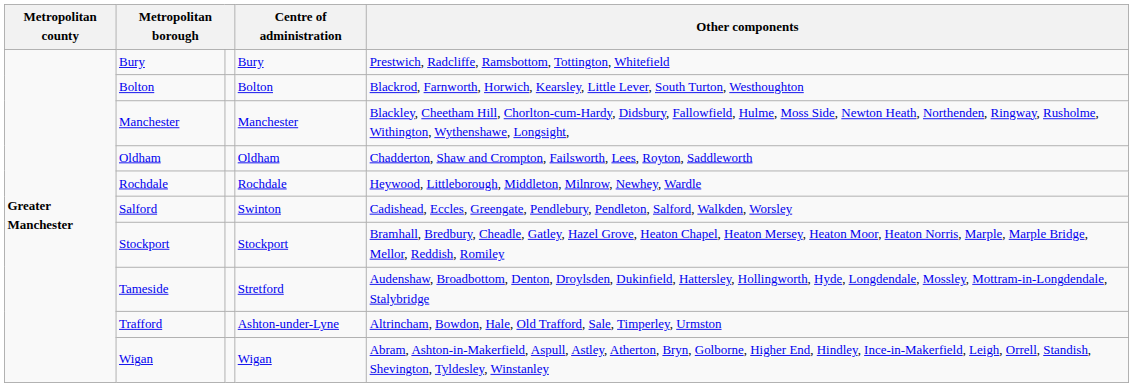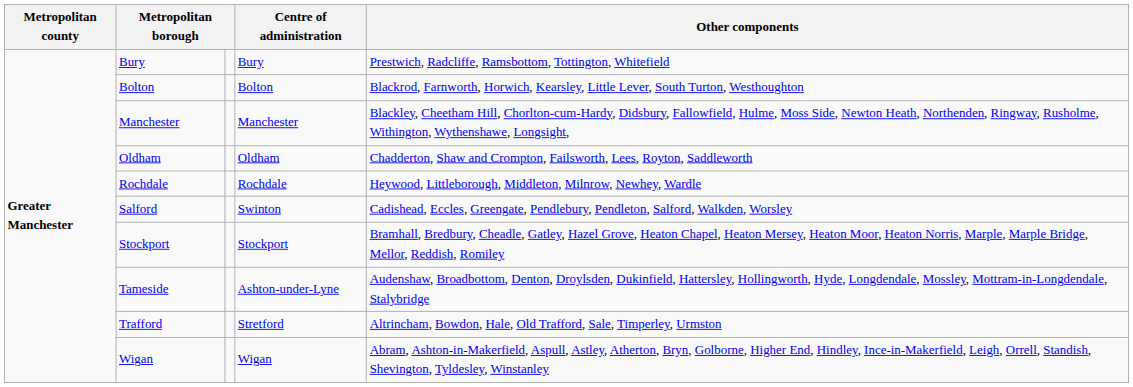(261, 289) Stretford -> (288, 289) Ashton-under-Lyne
(288, 324) Ashton-under-Lyne -> (261, 324) Stretford
